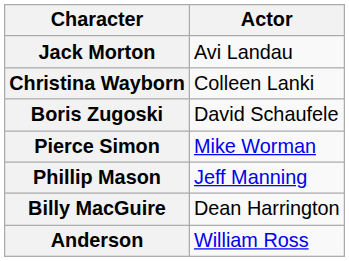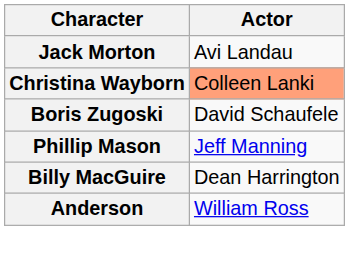(254, 83) no background -> (254, 83) lightsalmon background
- row: (97, 146)
